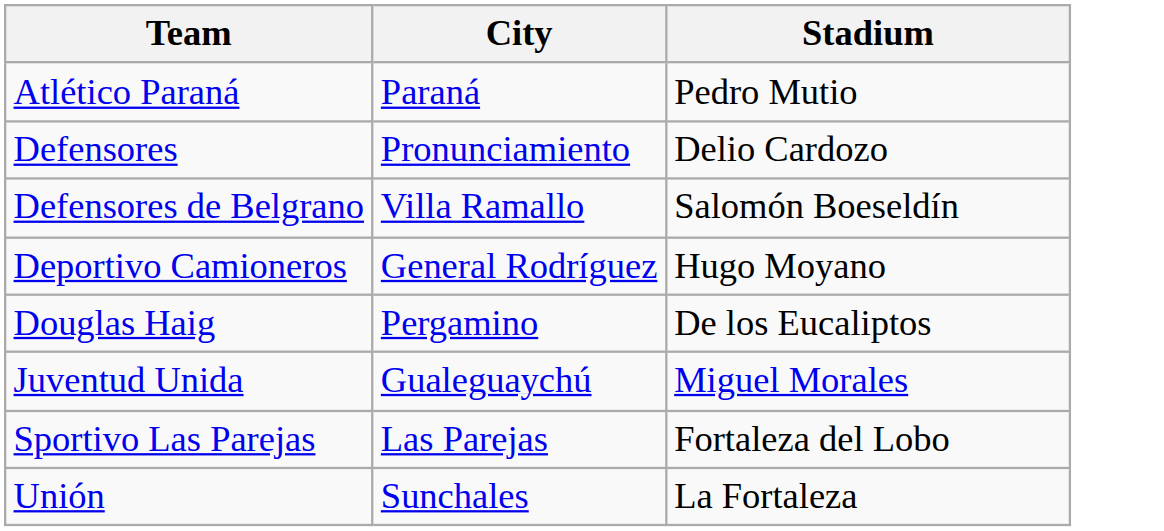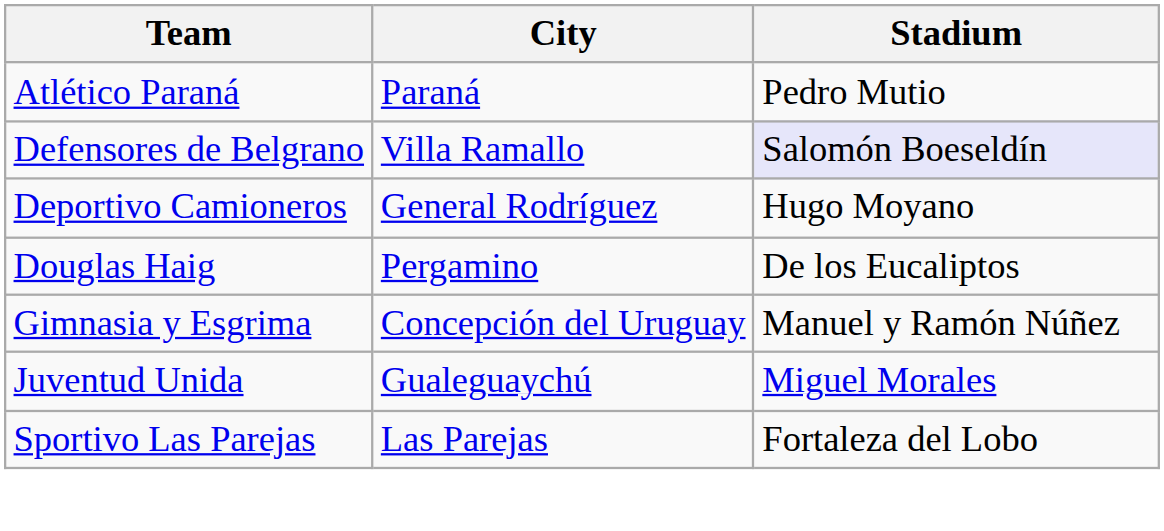- row: (96, 149)
(817, 206) no background -> (905, 149) lavender background
+ row: (162, 322)
- row: (59, 496)
